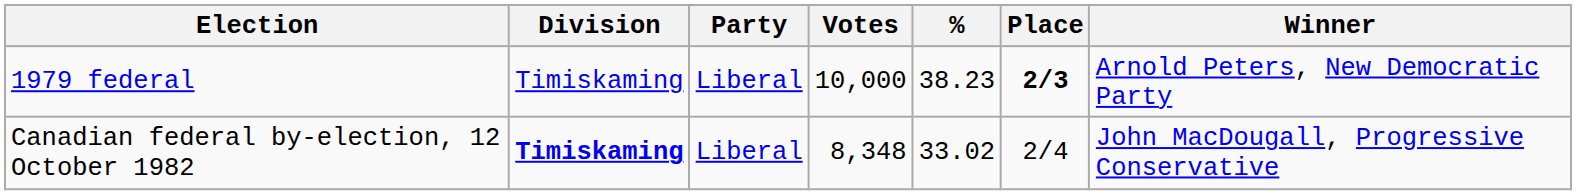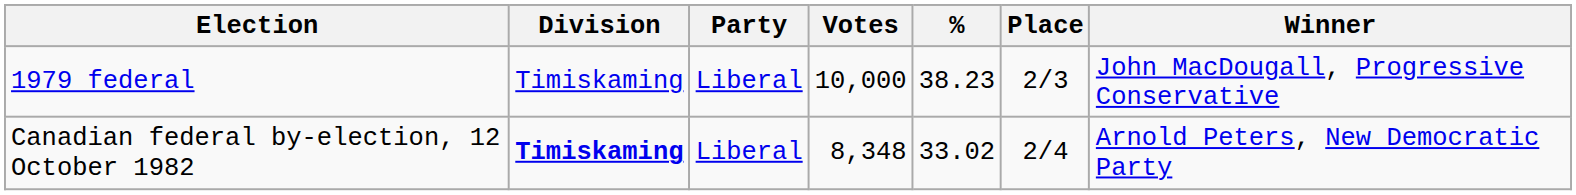(1045, 82) bold -> (1045, 82) normal
(1318, 82) Arnold Peters, New Democratic Party -> (1310, 82) John MacDougall, Progressive Conservative
(1310, 153) John MacDougall, Progressive Conservative -> (1318, 153) Arnold Peters, New Democratic Party
